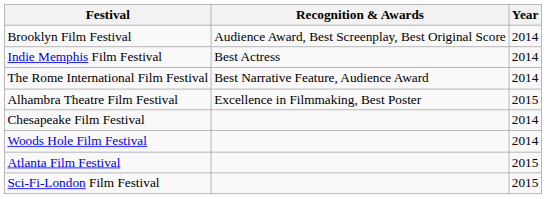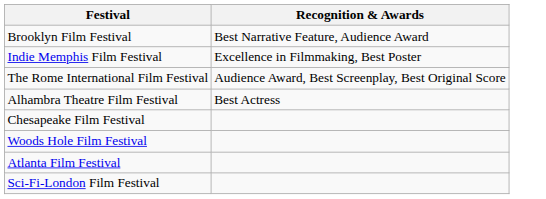- column: (525, 15)
(360, 36) Audience Award, Best Screenplay, Best Original Score -> (321, 36) Best Narrative Feature, Audience Award
(247, 57) Best Actress -> (318, 57) Excellence in Filmmaking, Best Poster
(321, 78) Best Narrative Feature, Audience Award -> (360, 78) Audience Award, Best Screenplay, Best Original Score
(318, 99) Excellence in Filmmaking, Best Poster -> (247, 99) Best Actress
